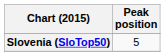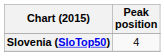(136, 42) 5 -> (136, 42) 4
